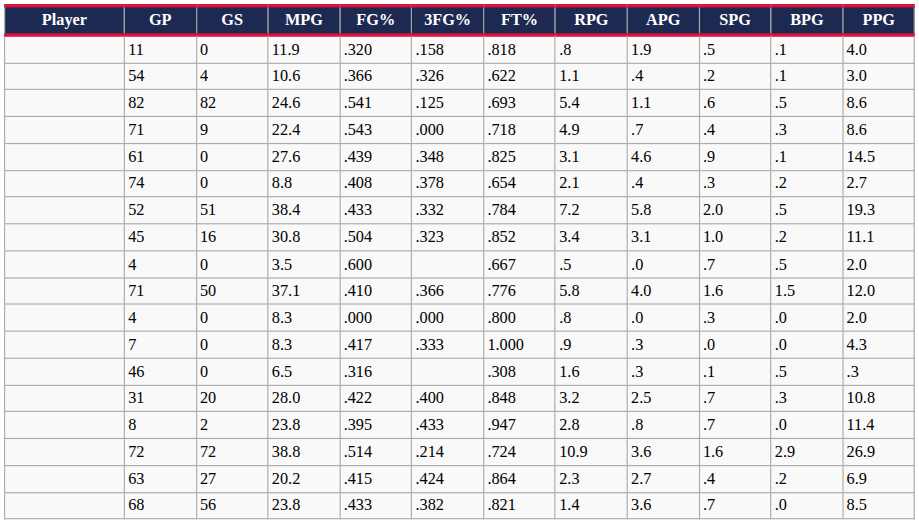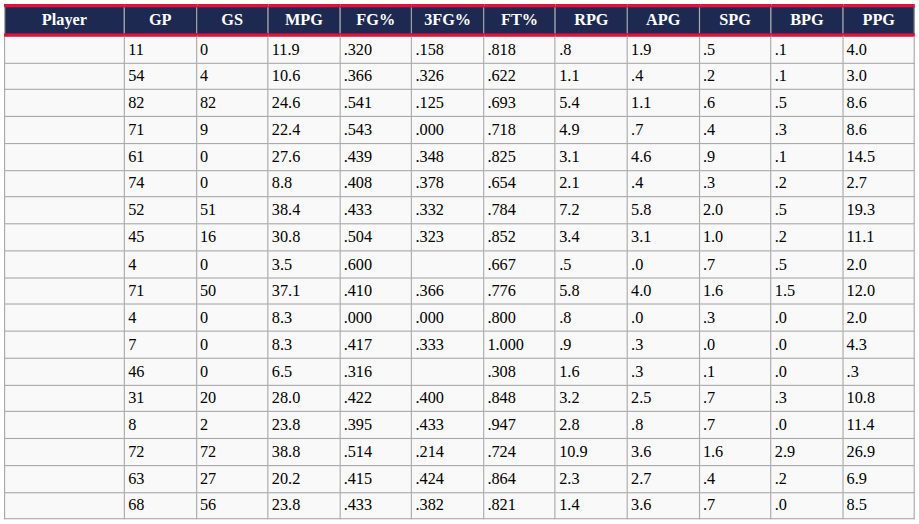(781, 371) .5 -> (781, 371) .0
